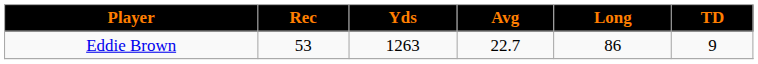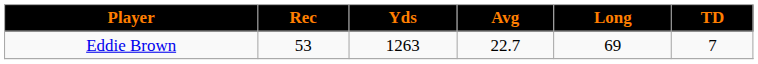(613, 44) 86 -> (613, 44) 69
(712, 44) 9 -> (712, 44) 7
